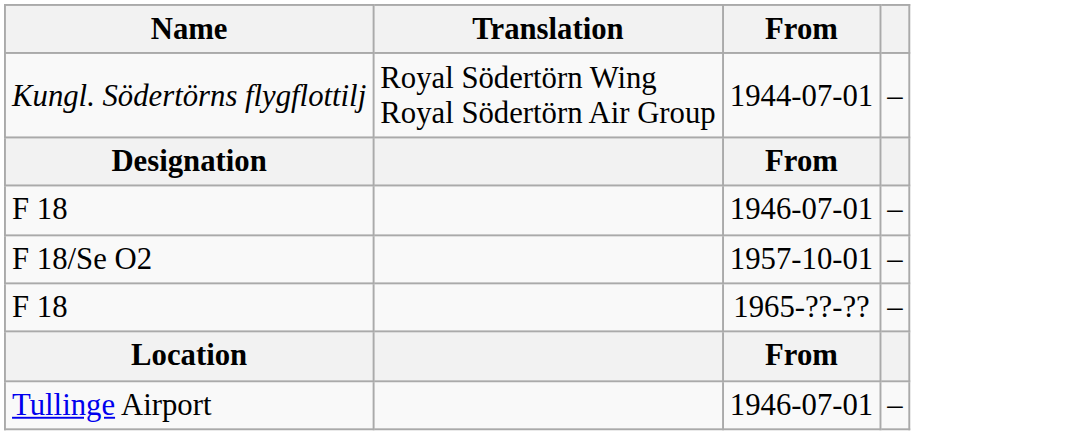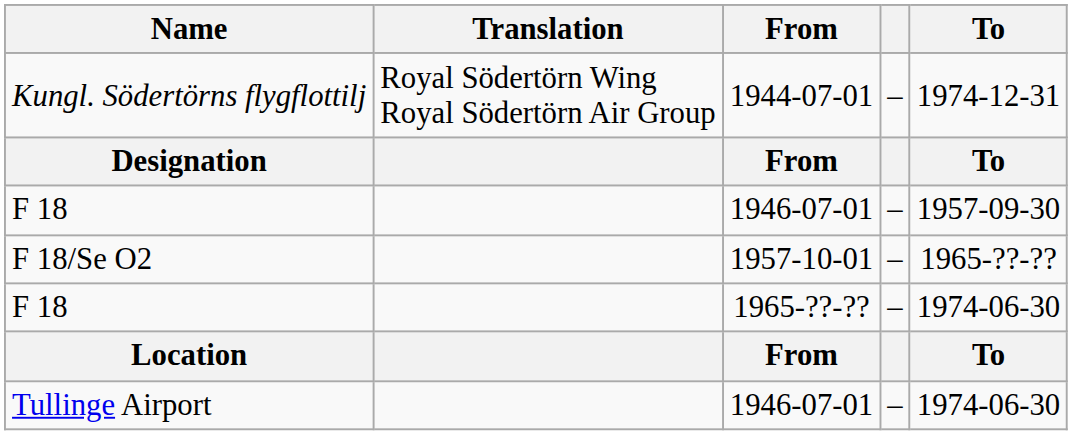+ column: (989, 28)
